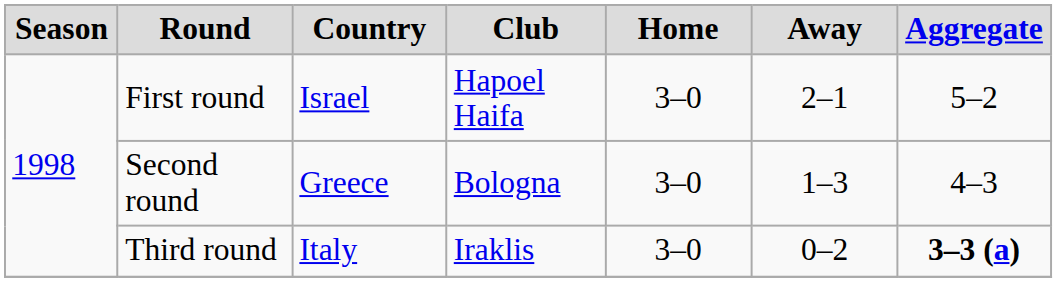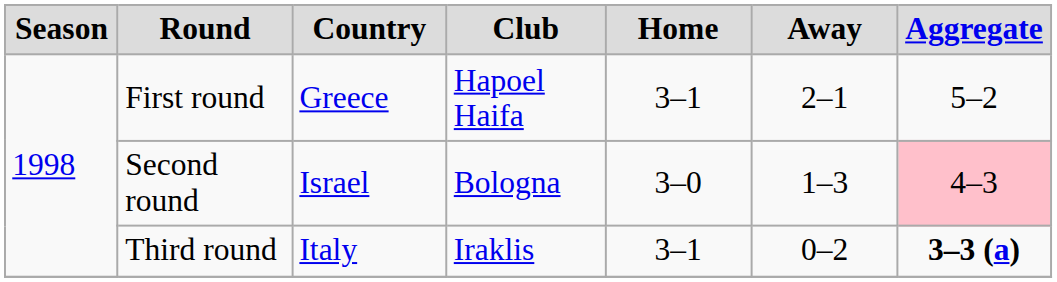(334, 97) Israel -> (344, 97) Greece
(678, 97) 3–0 -> (678, 97) 3–1
(344, 182) Greece -> (334, 182) Israel
(974, 182) no background -> (974, 182) pink background
(678, 250) 3–0 -> (678, 250) 3–1
